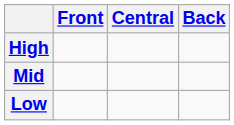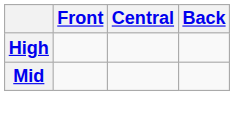- row: (29, 104)
